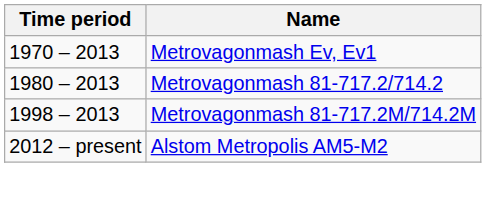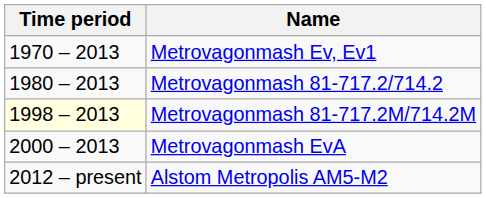(64, 114) no background -> (64, 114) lightyellow background
+ row: (248, 146)
